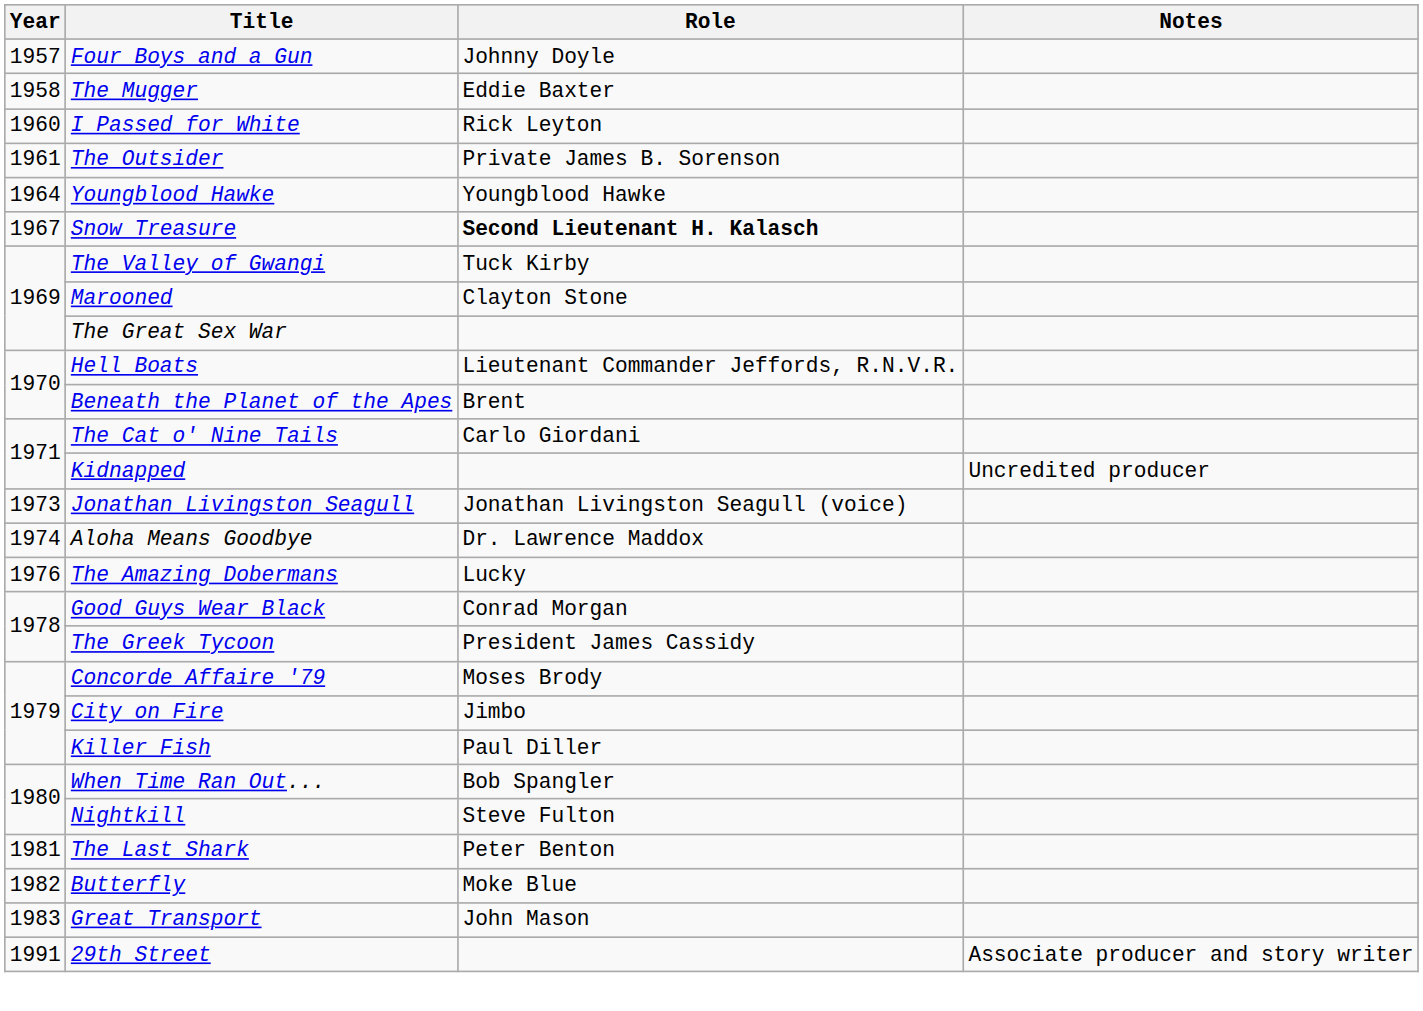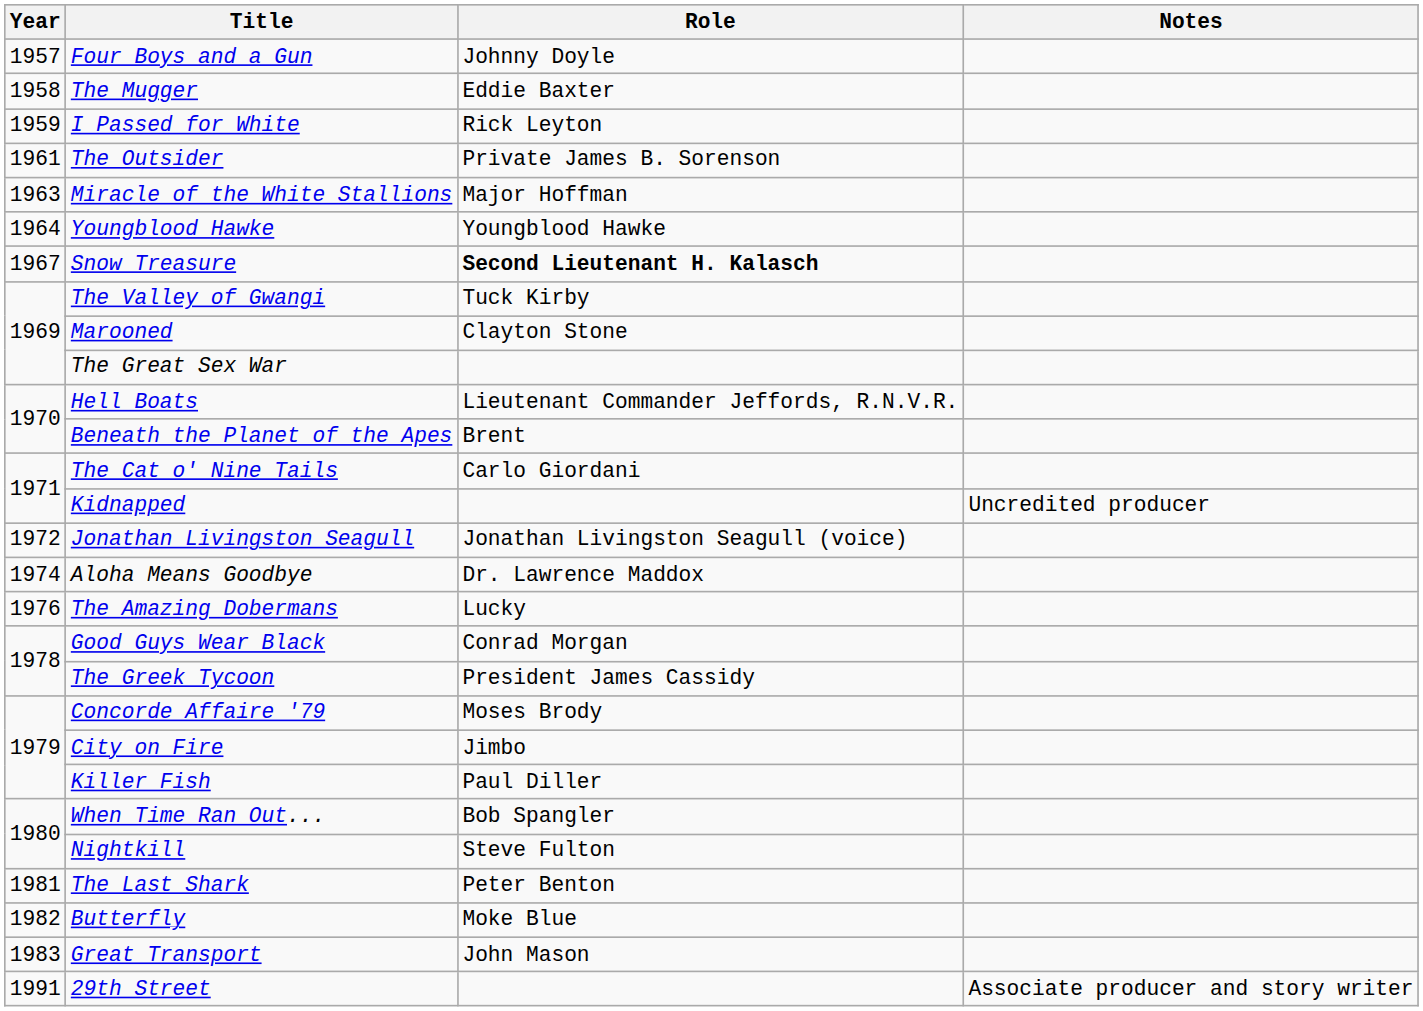(35, 126) 1960 -> (35, 126) 1959
+ row: (262, 195)
(35, 506) 1973 -> (35, 540) 1972
